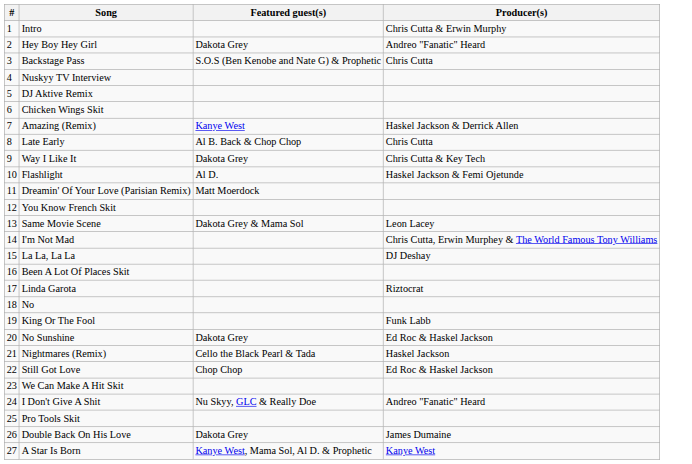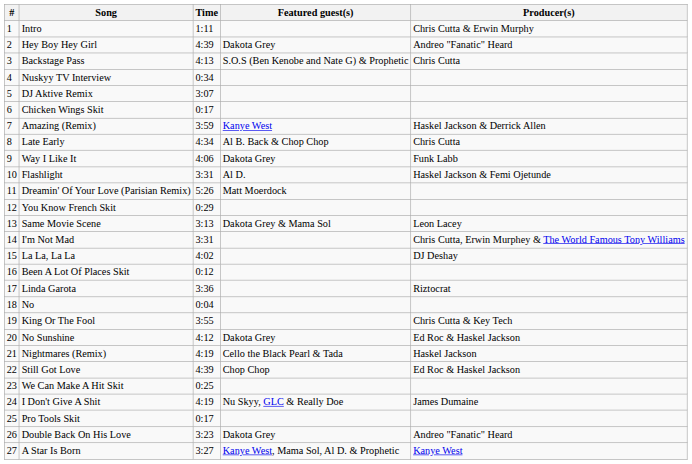+ column: (207, 12)
(435, 158) Chris Cutta & Key Tech -> (435, 158) Funk Labb
(408, 321) Funk Labb -> (463, 321) Chris Cutta & Key Tech
(436, 402) Andreo "Fanatic" Heard -> (446, 402) James Dumaine
(418, 434) James Dumaine -> (463, 434) Andreo "Fanatic" Heard
